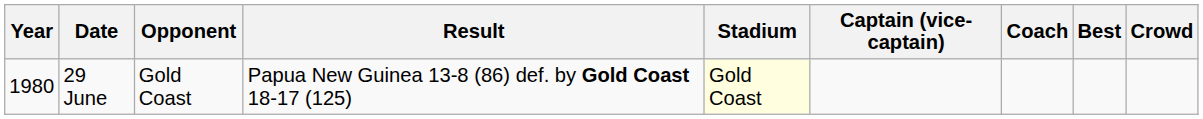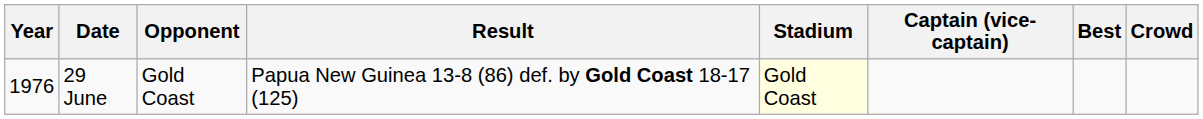- column: (1037, 31)
(32, 86) 1980 -> (32, 86) 1976
